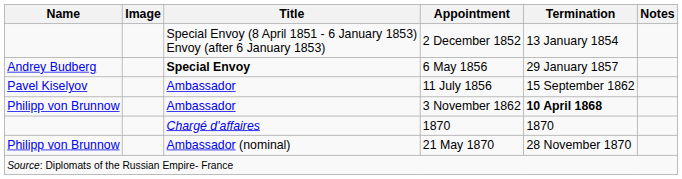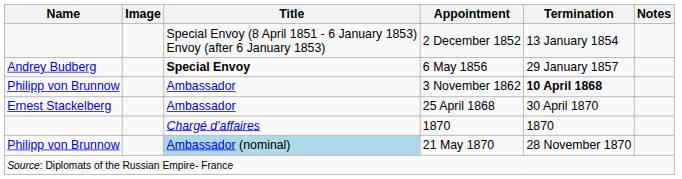- row: (457, 86)
+ row: (459, 106)
(228, 145) no background -> (228, 145) lightblue background
